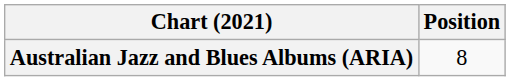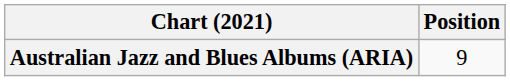(462, 57) 8 -> (462, 57) 9
